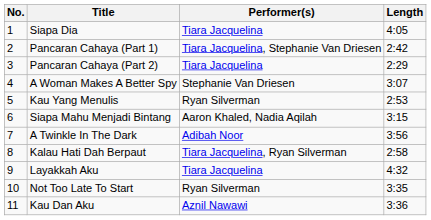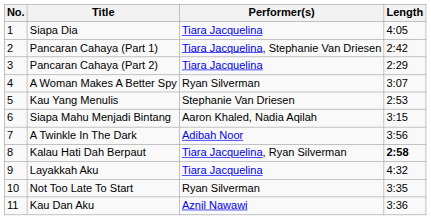(238, 83) Stephanie Van Driesen -> (221, 83) Ryan Silverman
(221, 100) Ryan Silverman -> (238, 100) Stephanie Van Driesen
(397, 153) normal -> (398, 153) bold
